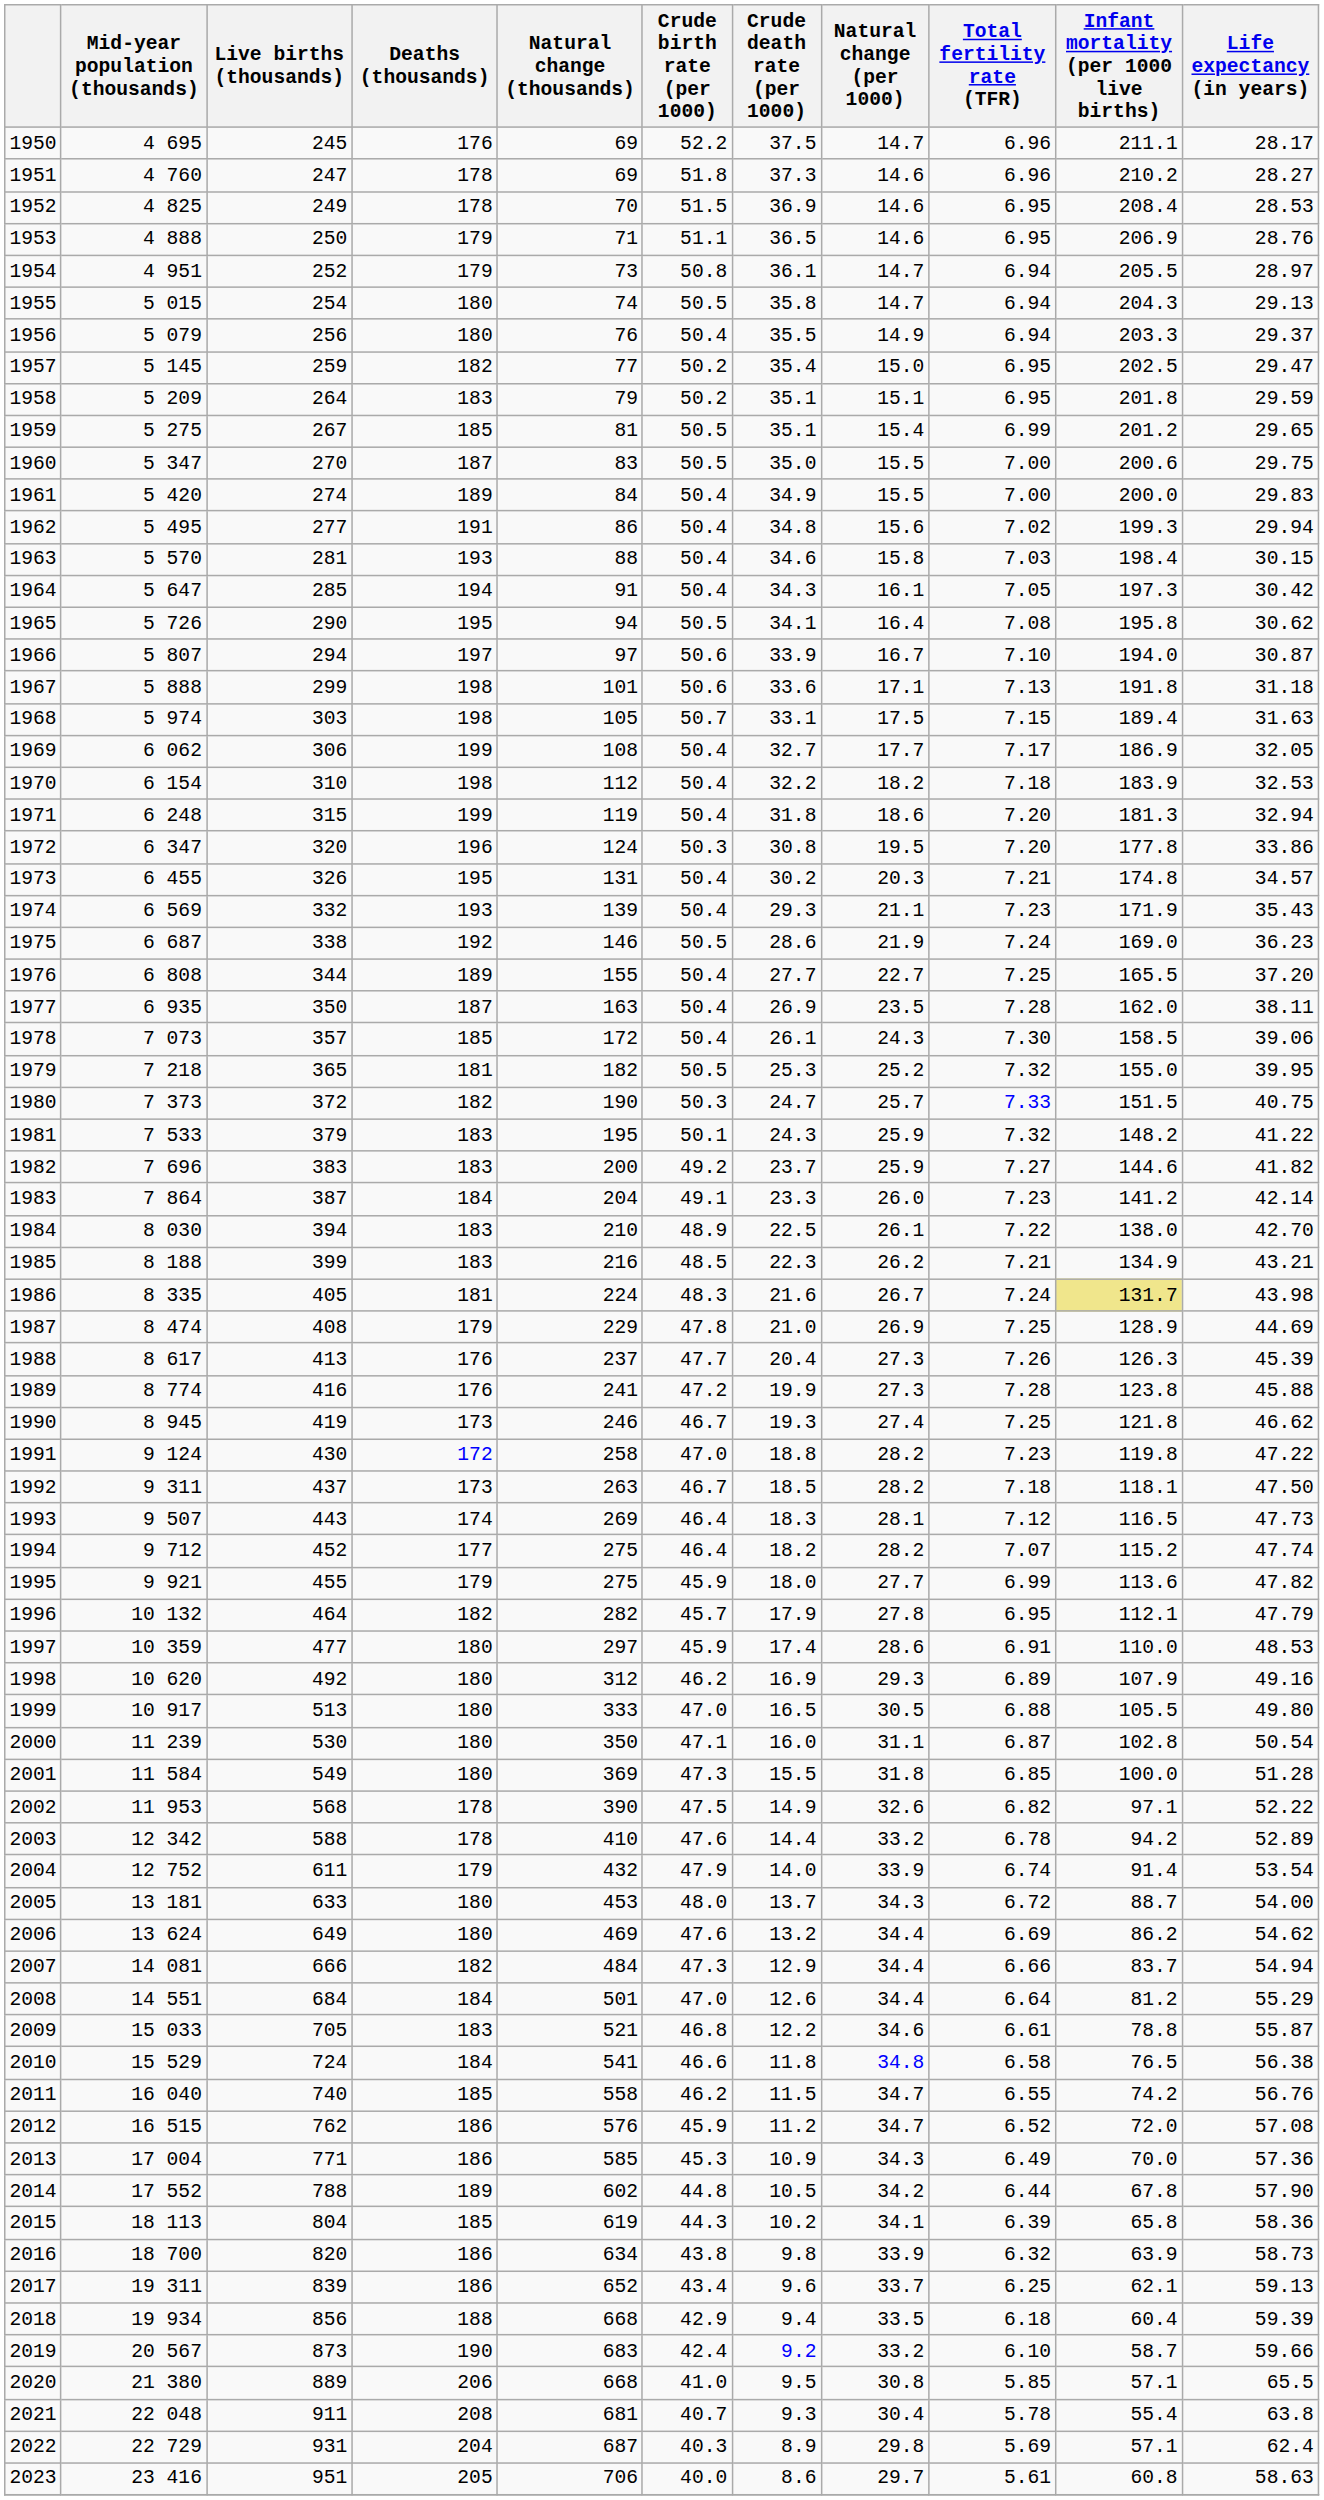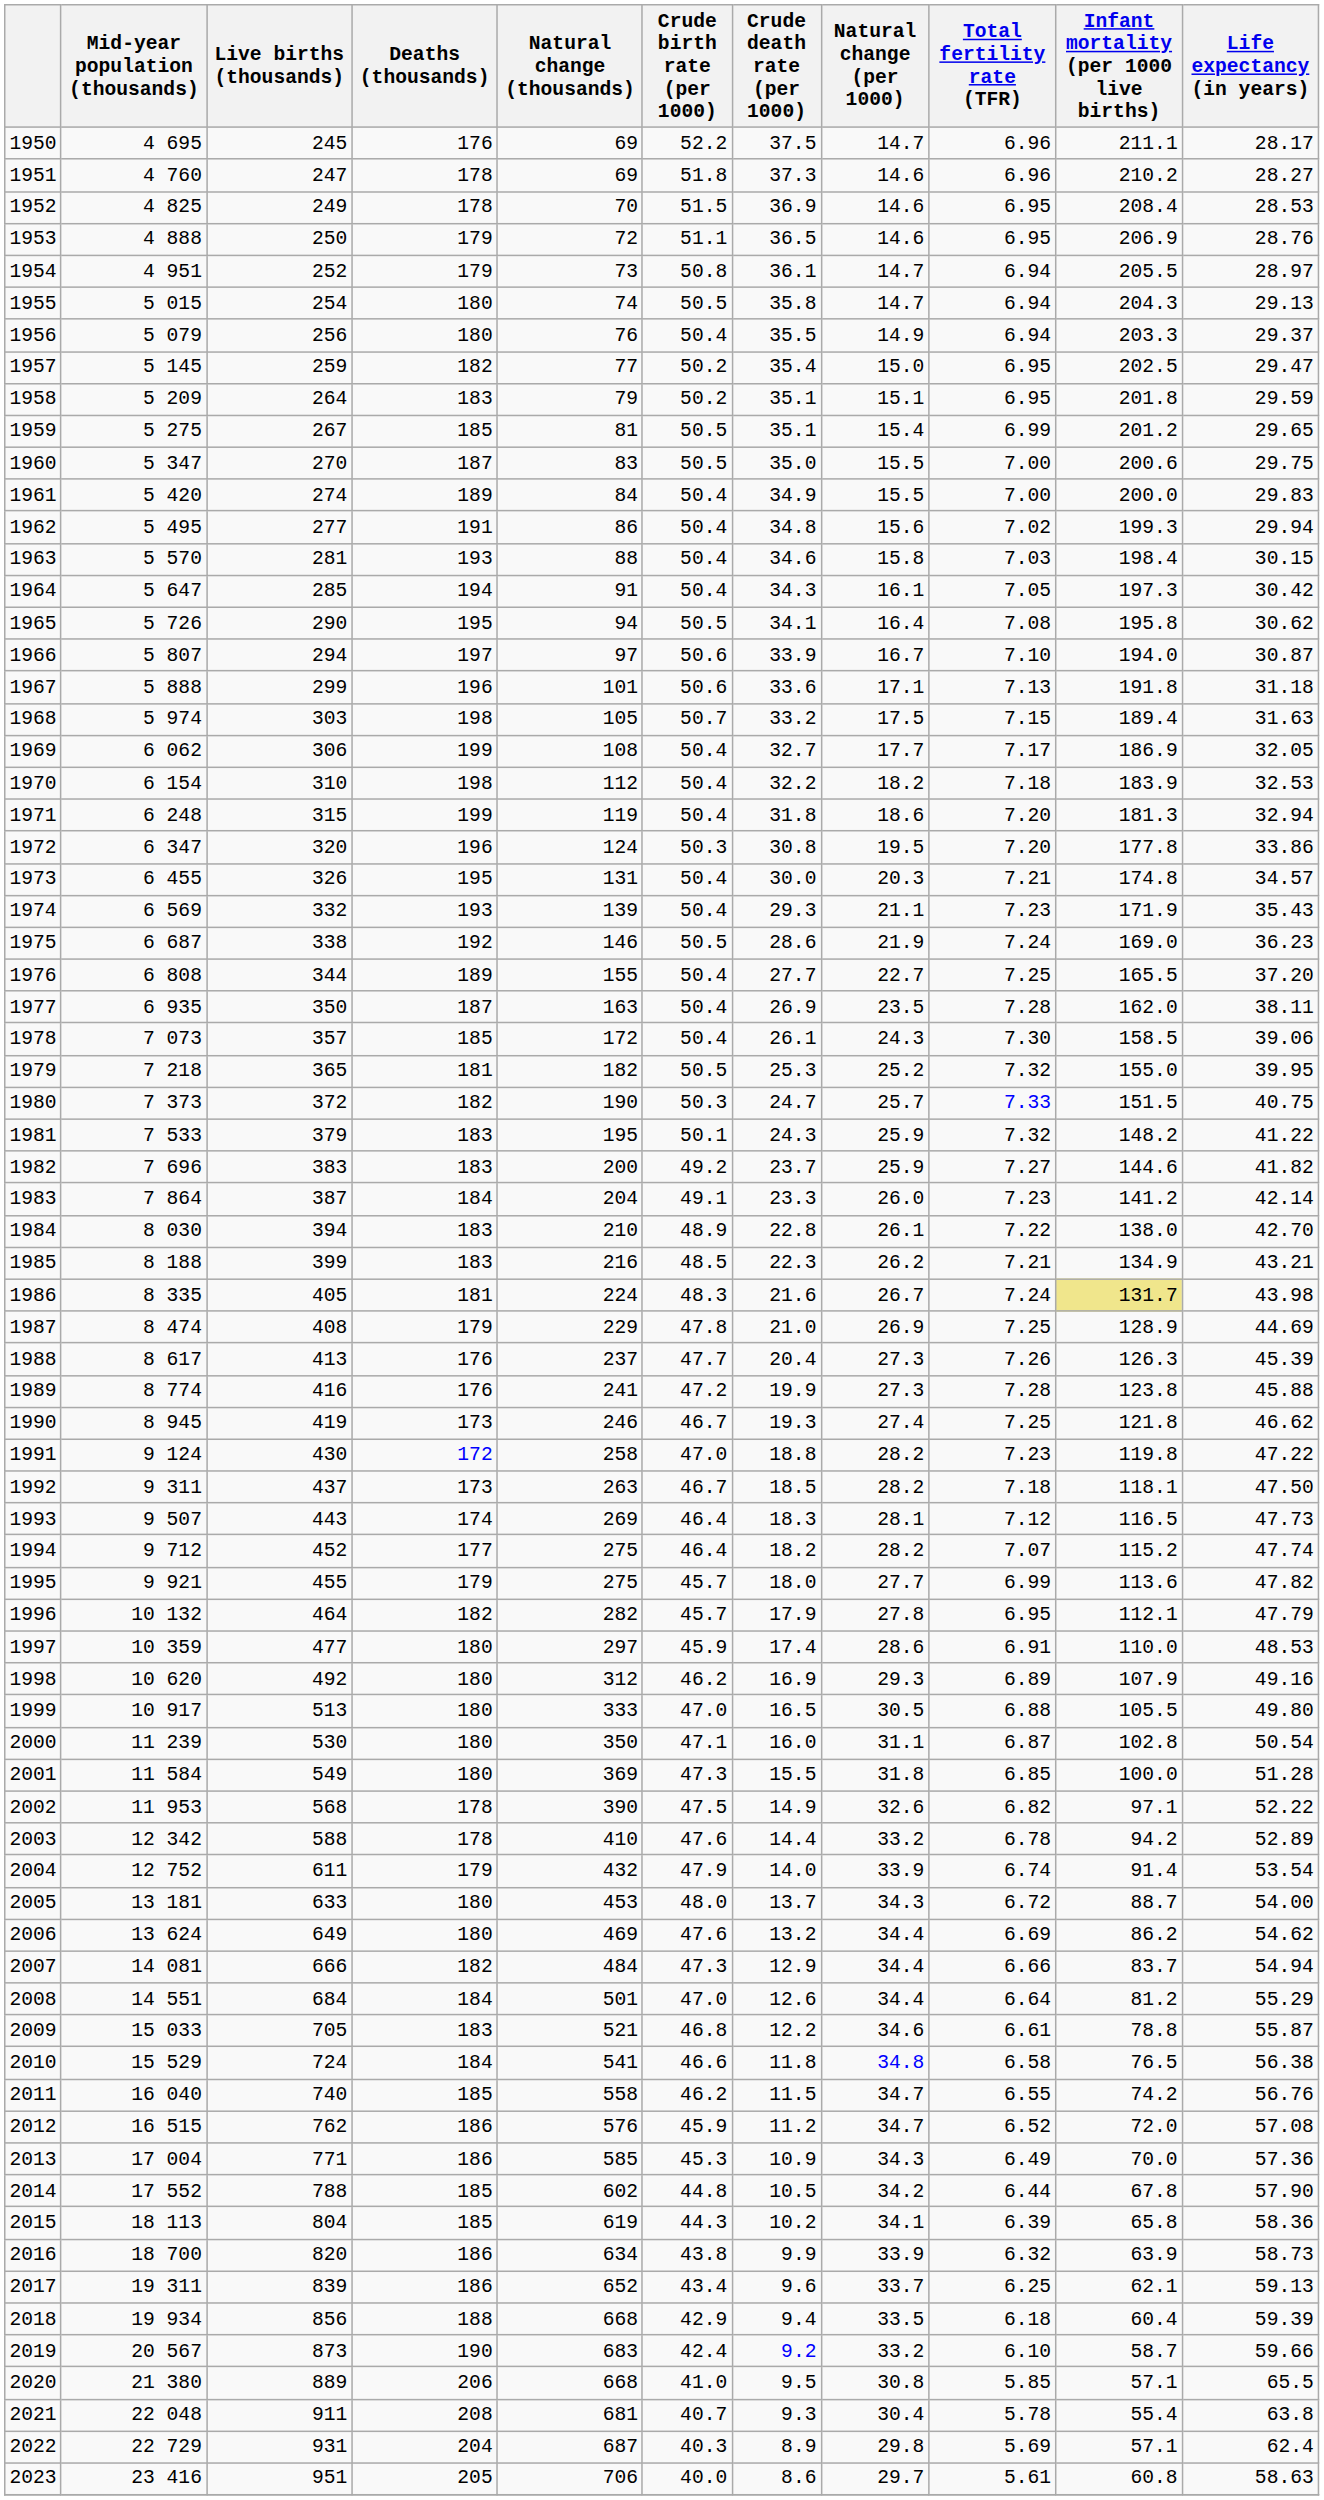(614, 239) 71 -> (614, 239) 72
(463, 687) 198 -> (463, 687) 196
(793, 719) 33.1 -> (793, 719) 33.2
(793, 879) 30.2 -> (793, 879) 30.0
(793, 1231) 22.5 -> (793, 1231) 22.8
(704, 1583) 45.9 -> (704, 1583) 45.7
(463, 2191) 189 -> (463, 2191) 185
(799, 2255) 9.8 -> (799, 2255) 9.9
